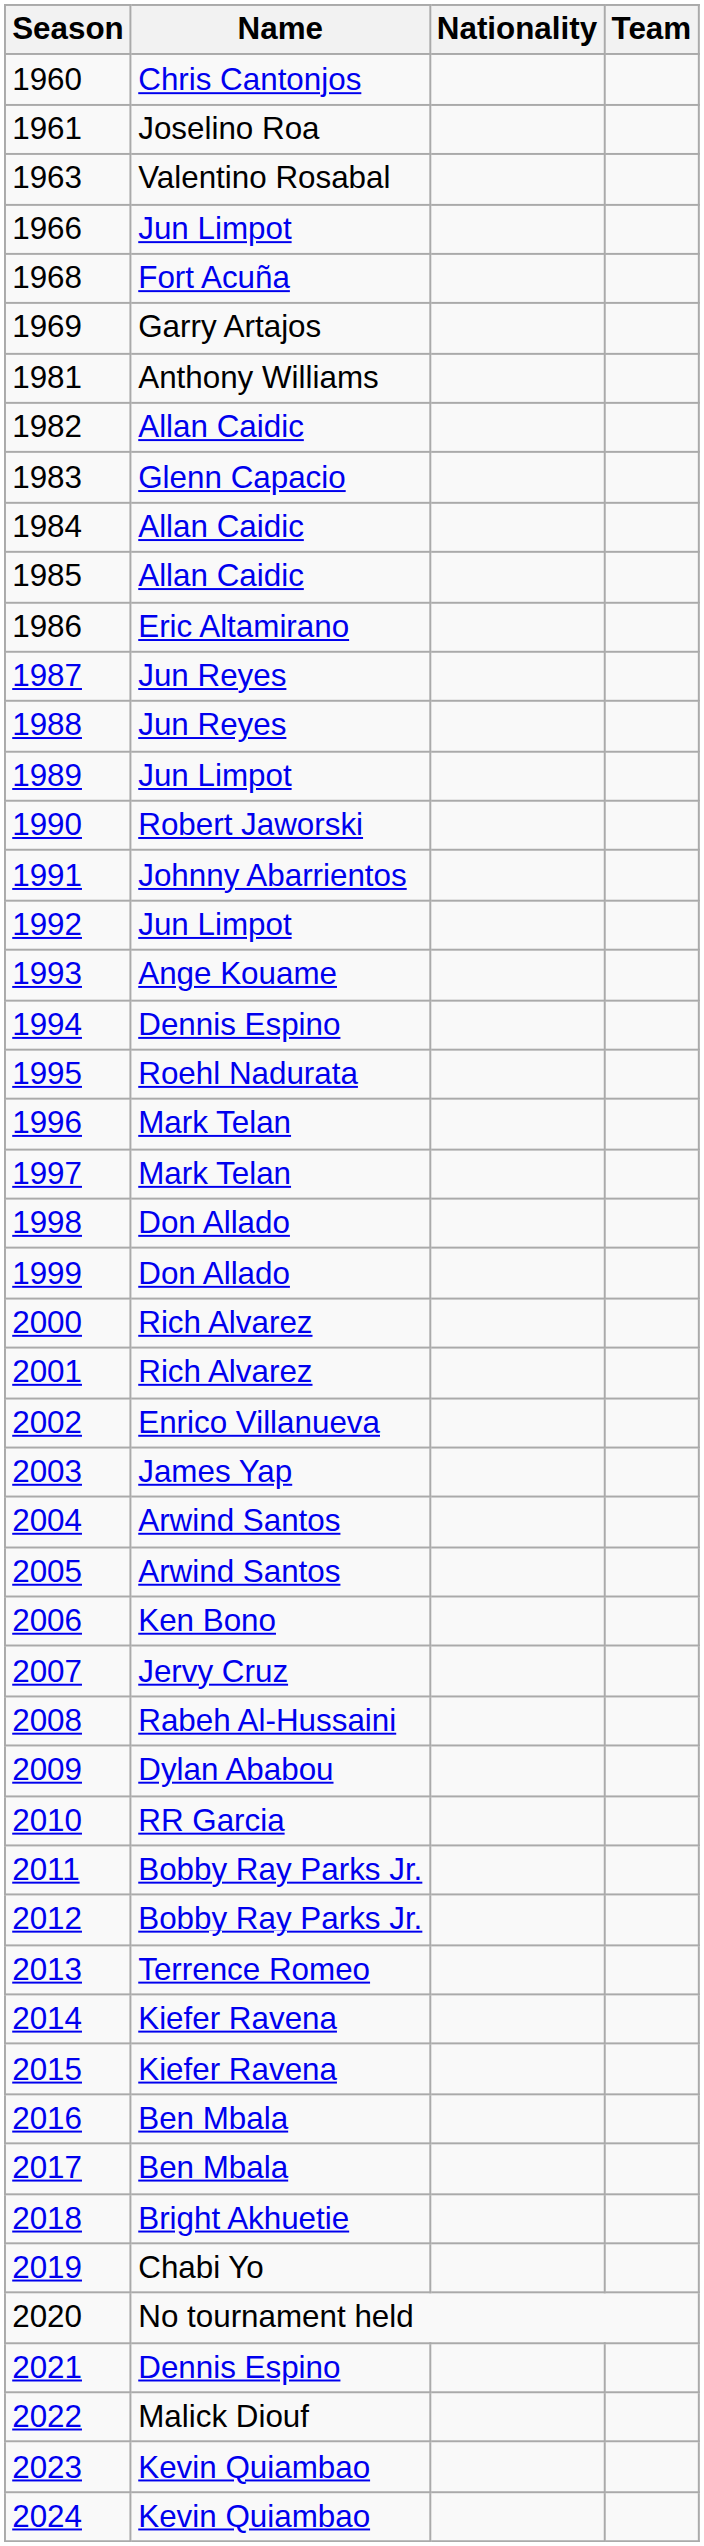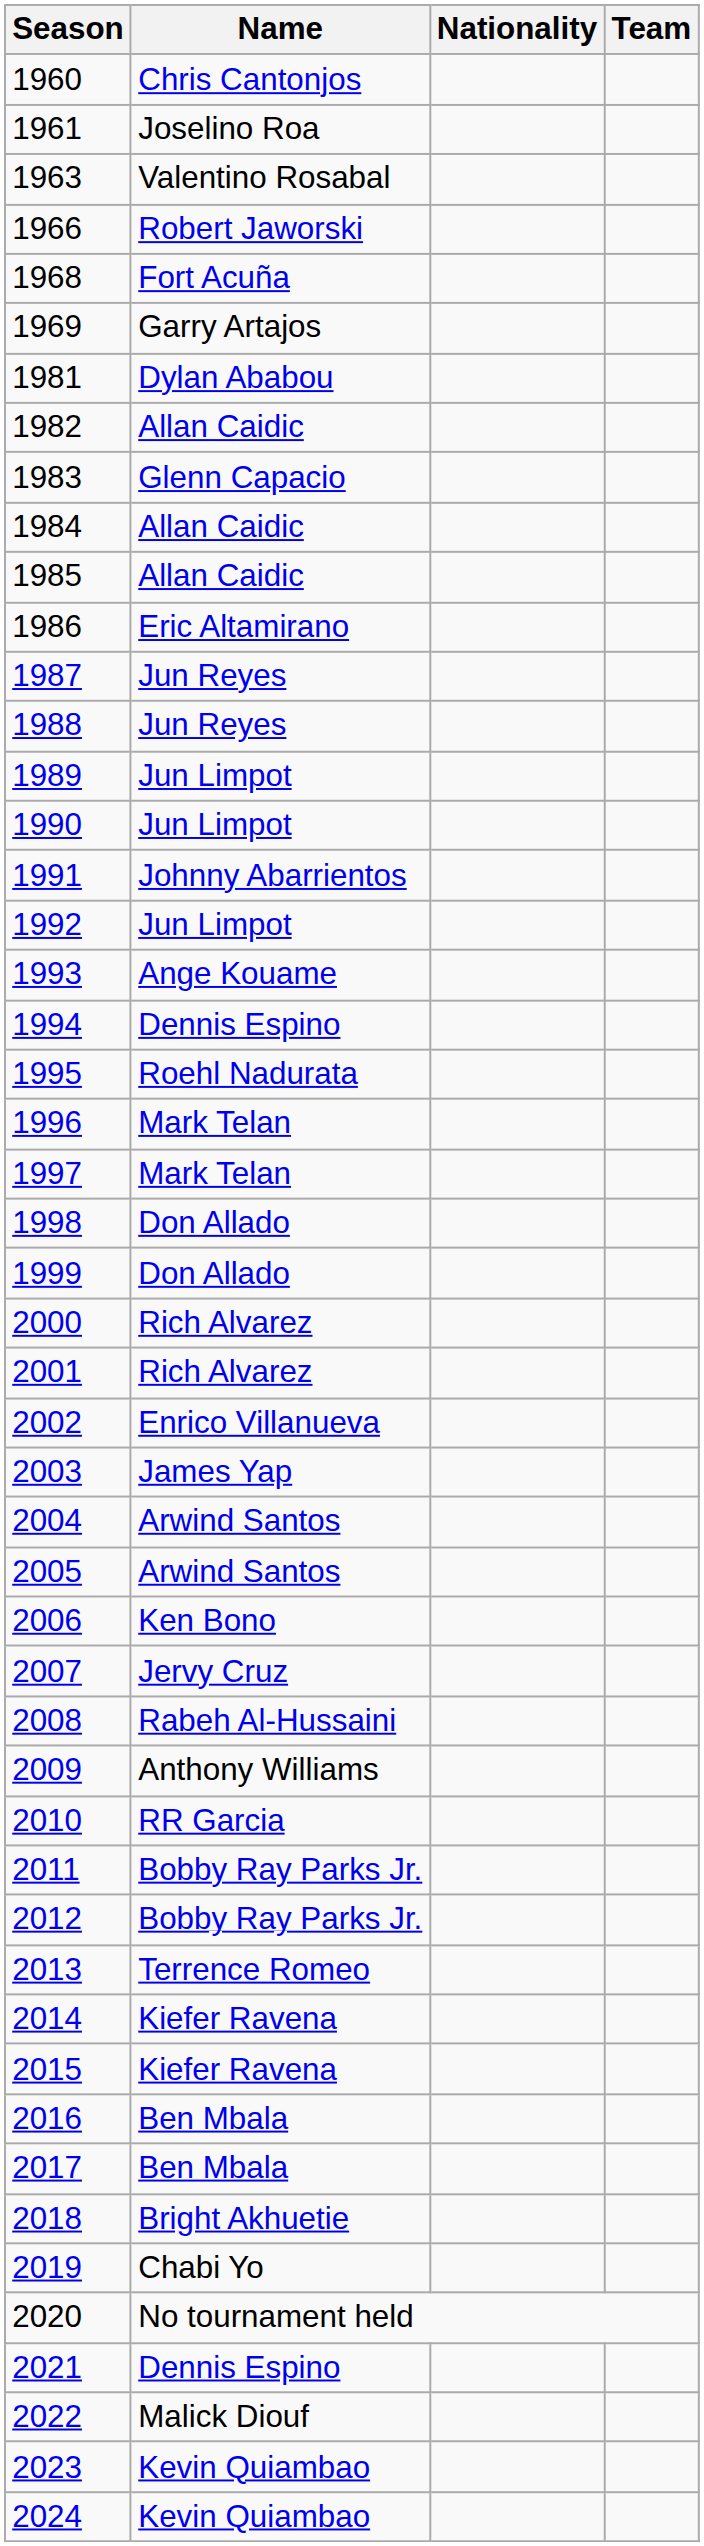(215, 228) Jun Limpot -> (251, 228) Robert Jaworski
(258, 377) Anthony Williams -> (236, 377) Dylan Ababou
(251, 825) Robert Jaworski -> (215, 825) Jun Limpot
(236, 1770) Dylan Ababou -> (258, 1770) Anthony Williams
